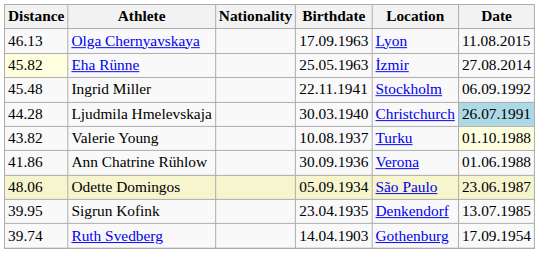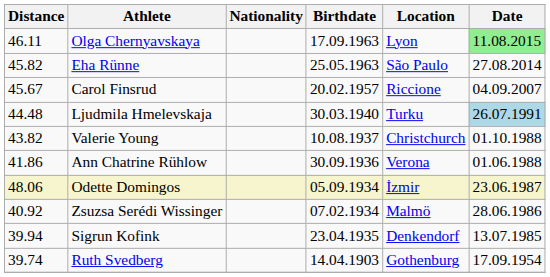(25, 41) 46.13 -> (25, 41) 46.11
(496, 41) no background -> (507, 41) lightgreen background
(25, 65) lightyellow background -> (25, 65) no background
(392, 65) İzmir -> (417, 65) São Paulo
+ row: (114, 89)
- row: (111, 89)
(25, 114) 44.28 -> (25, 114) 44.48
(415, 114) Christchurch -> (405, 114) Turku
(394, 138) Turku -> (426, 138) Christchurch
(496, 138) lightyellow background -> (507, 138) no background
(406, 187) São Paulo -> (403, 187) İzmir
+ row: (147, 211)
(25, 211) 39.95 -> (25, 235) 39.94
